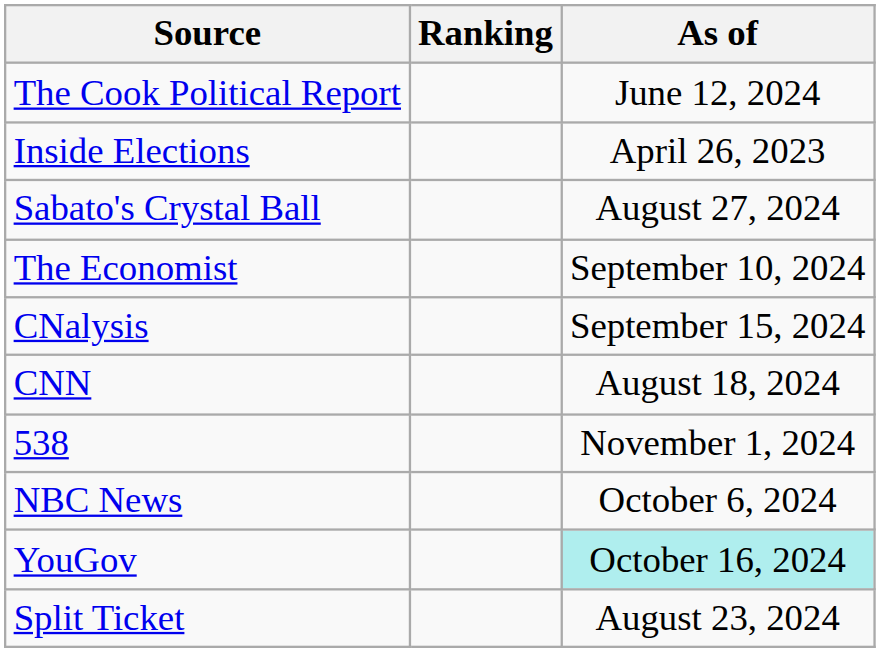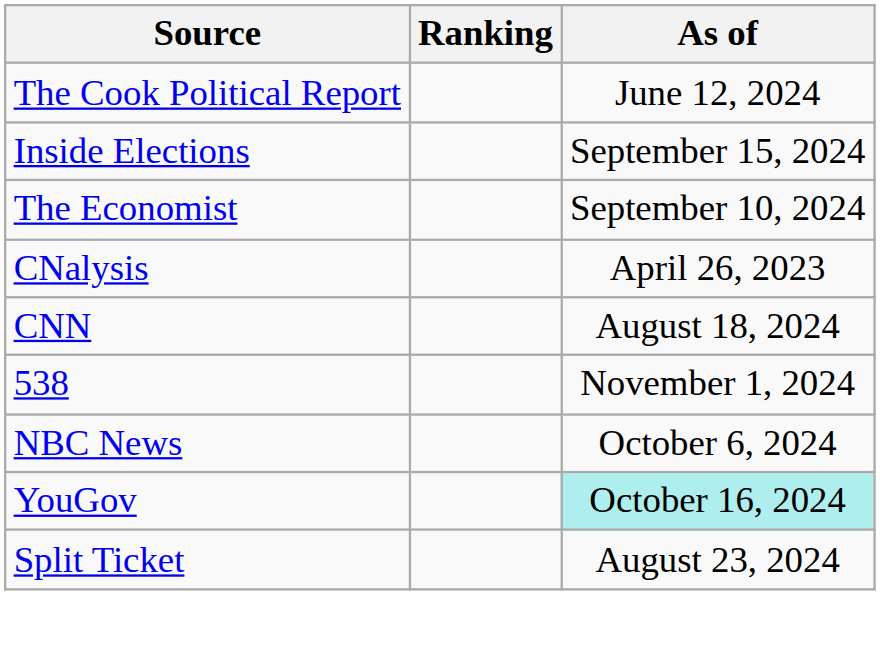(718, 150) April 26, 2023 -> (718, 150) September 15, 2024
- row: (167, 208)
(718, 325) September 15, 2024 -> (718, 267) April 26, 2023
